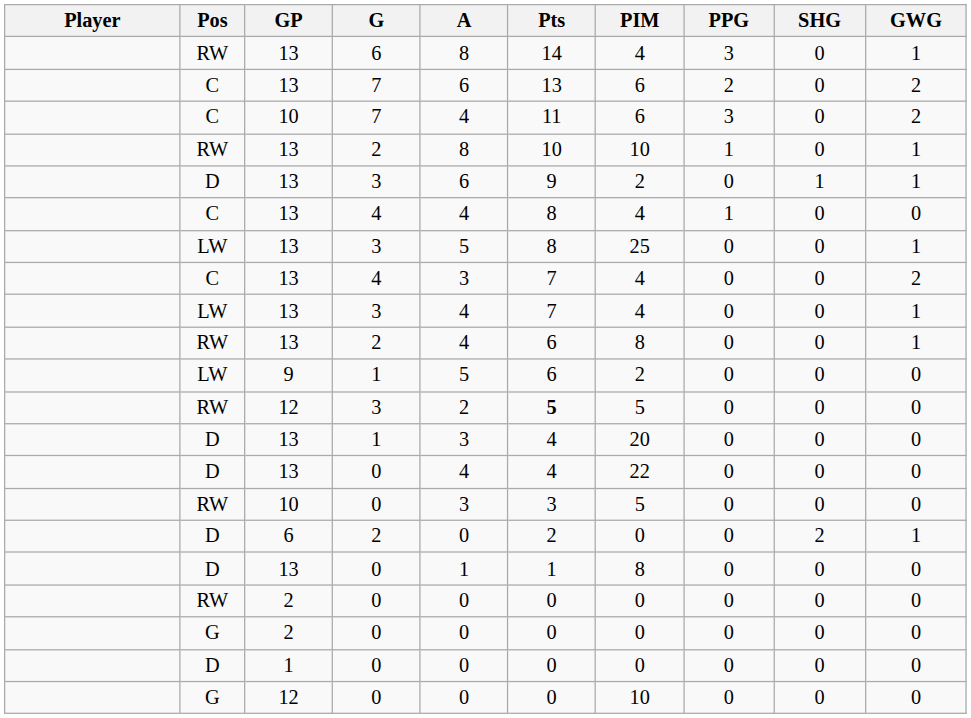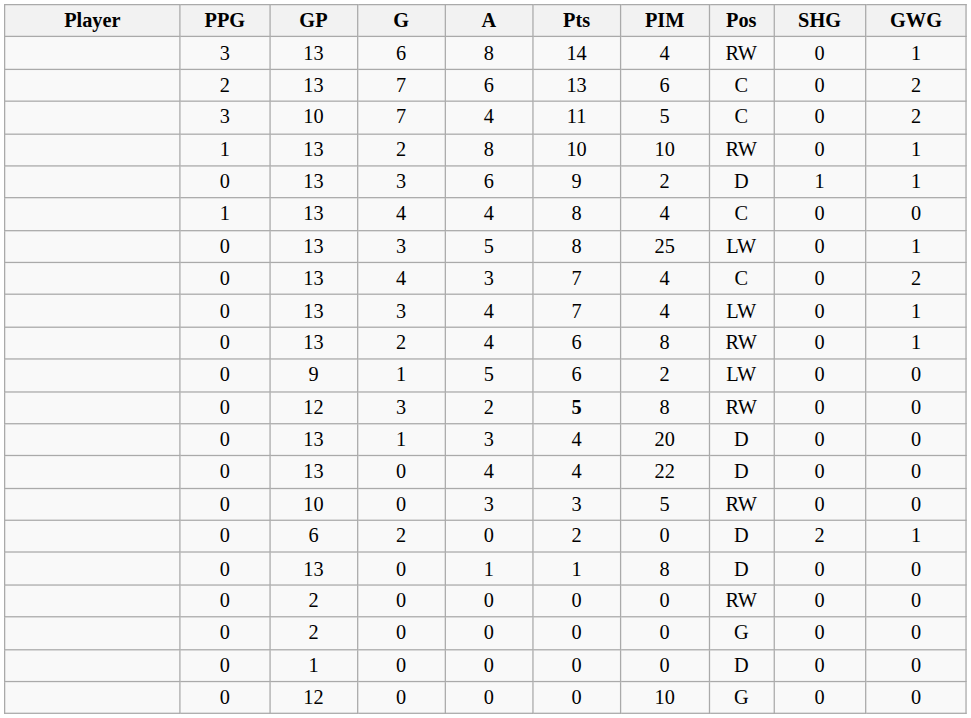columns swapped: (212, 20) <-> (729, 20)
(640, 117) 6 -> (665, 117) 5
(640, 407) 5 -> (665, 407) 8
